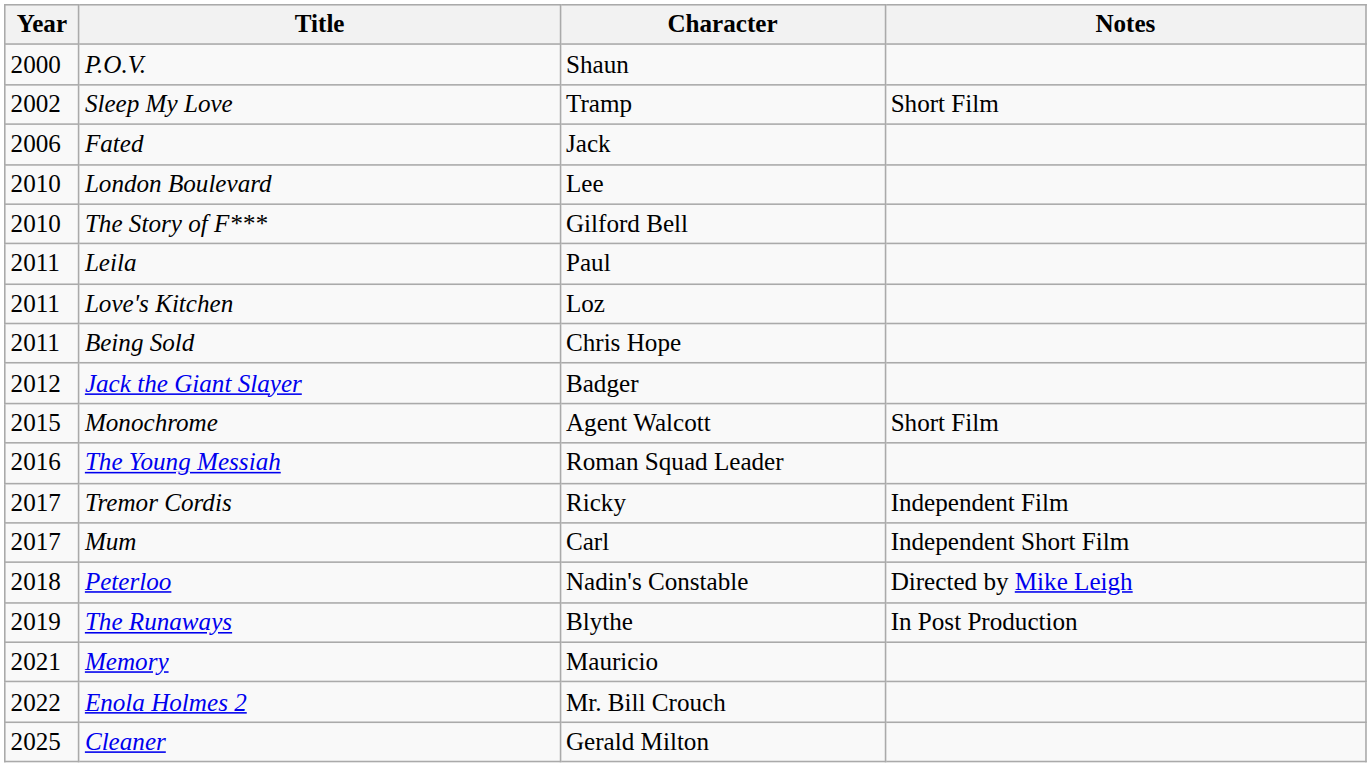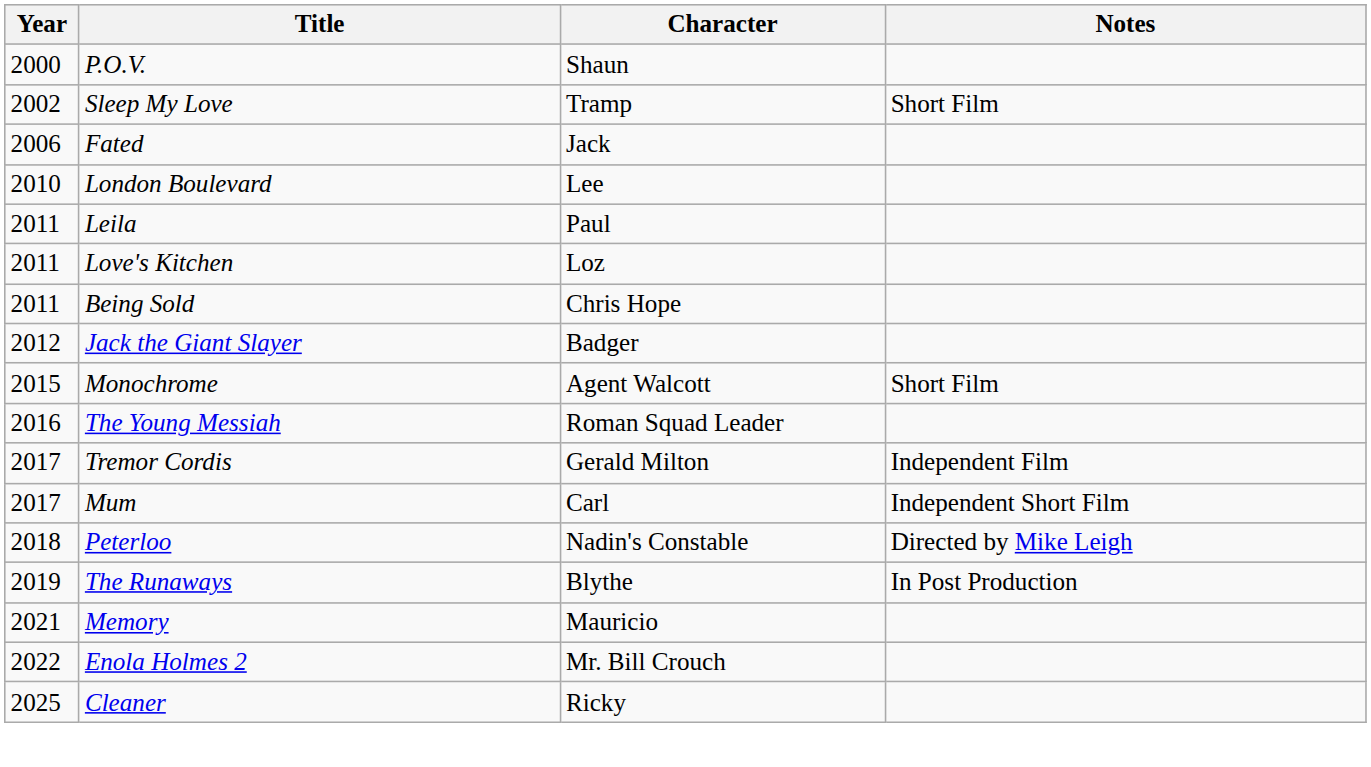- row: (176, 223)
(596, 502) Ricky -> (637, 462) Gerald Milton
(637, 741) Gerald Milton -> (596, 701) Ricky
